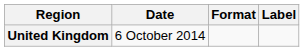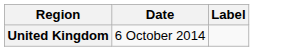- column: (234, 14)
